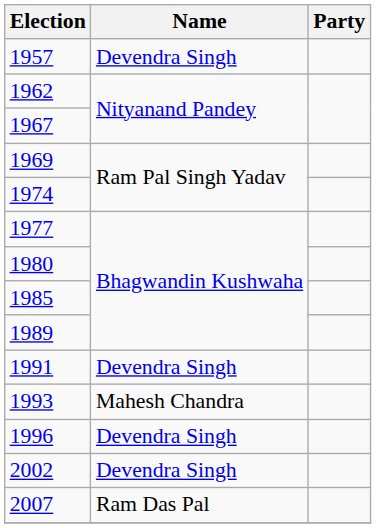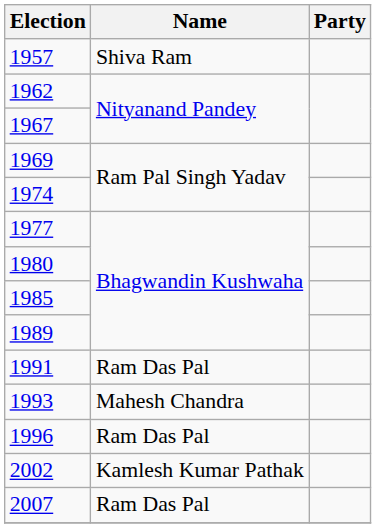(166, 56) Devendra Singh -> (144, 56) Shiva Ram
(166, 366) Devendra Singh -> (153, 366) Ram Das Pal
(166, 435) Devendra Singh -> (153, 435) Ram Das Pal
(166, 470) Devendra Singh -> (200, 470) Kamlesh Kumar Pathak
